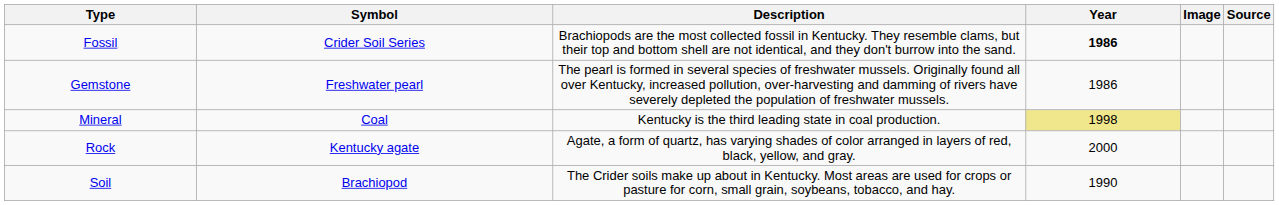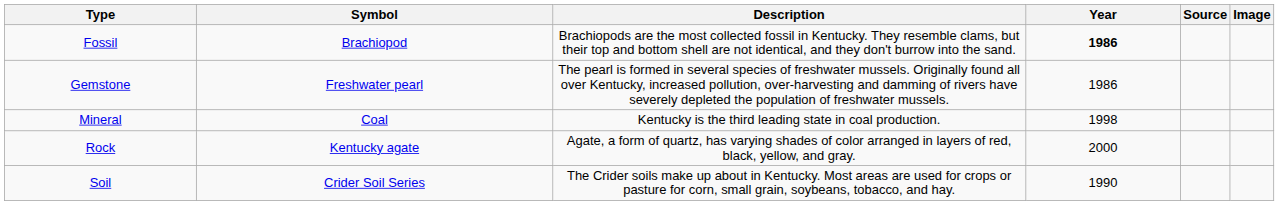columns swapped: (1202, 14) <-> (1249, 14)
(374, 42) Crider Soil Series -> (374, 42) Brachiopod
(1103, 120) khaki background -> (1103, 120) no background
(374, 183) Brachiopod -> (374, 183) Crider Soil Series
